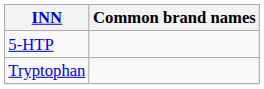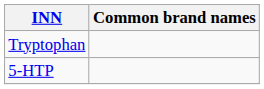rows swapped: (31, 44) <-> (47, 70)
